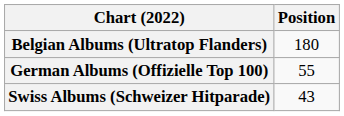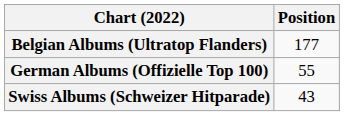(306, 44) 180 -> (306, 44) 177
